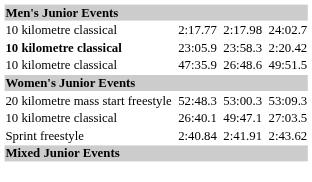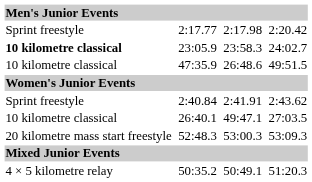(61, 30) 10 kilometre classical -> (45, 30) Sprint freestyle
(288, 30) 24:02.7 -> (288, 30) 2:20.42
(288, 47) 2:20.42 -> (288, 47) 24:02.7
rows swapped: (198, 135) <-> (198, 100)
+ row: (198, 171)
